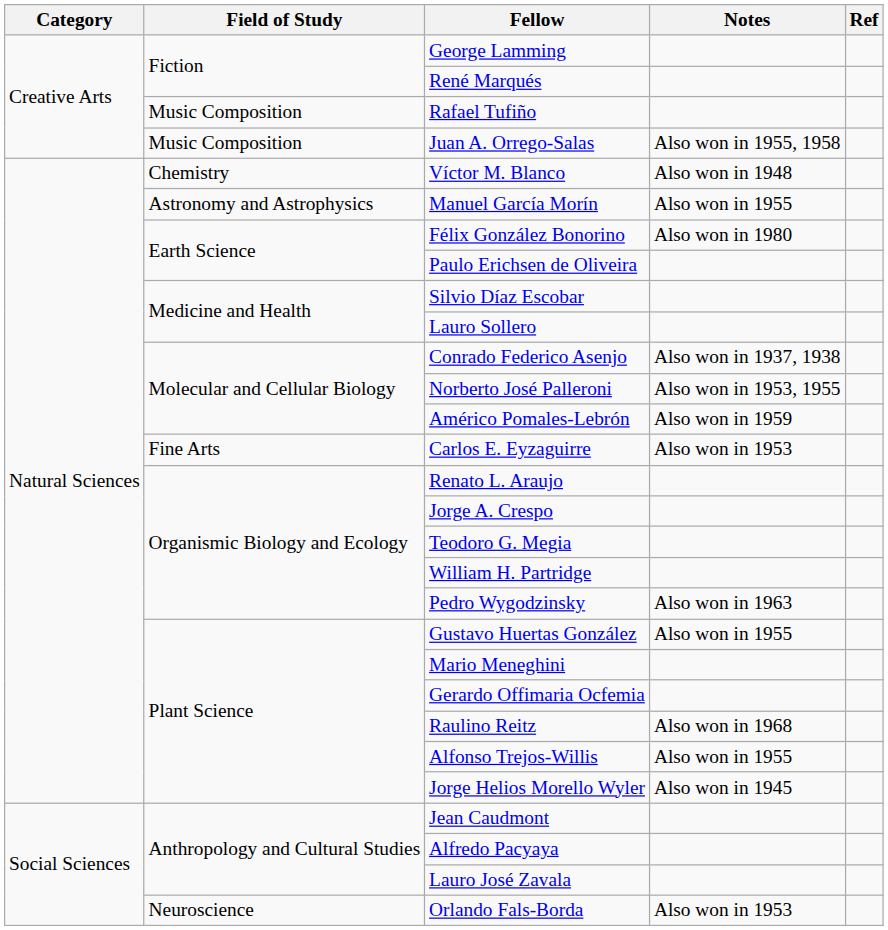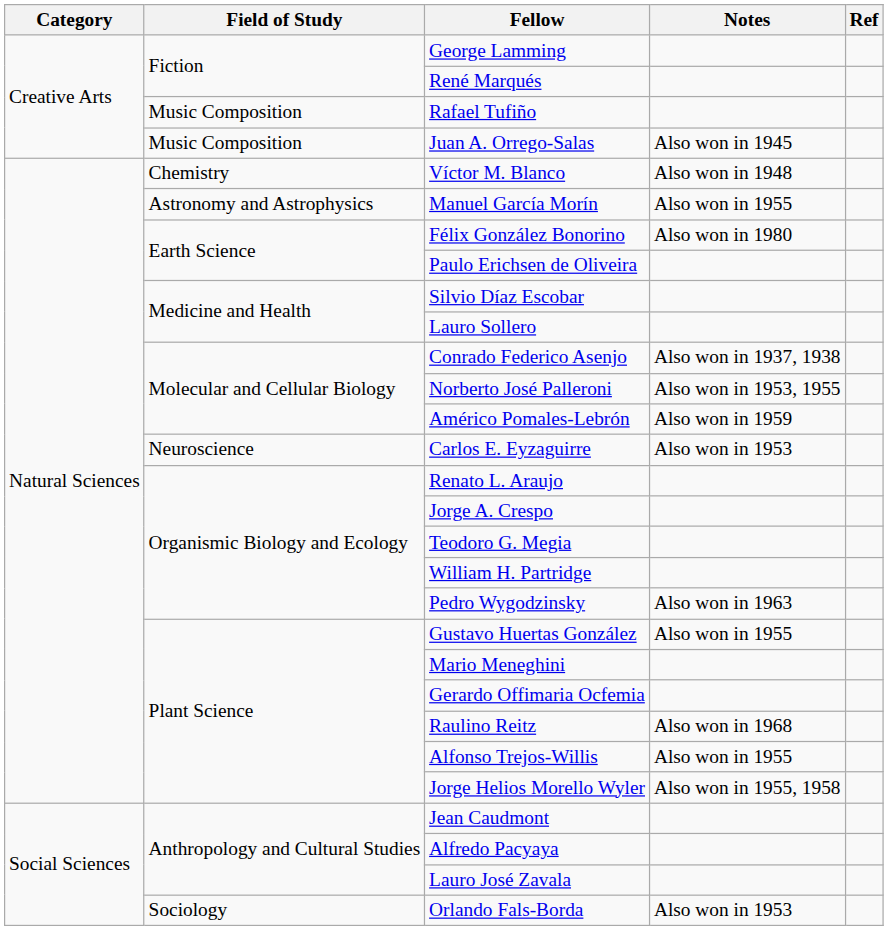(747, 142) Also won in 1955, 1958 -> (723, 142) Also won in 1945
(184, 449) Fine Arts -> (201, 449) Neuroscience
(723, 787) Also won in 1945 -> (747, 787) Also won in 1955, 1958
(201, 910) Neuroscience -> (188, 910) Sociology
